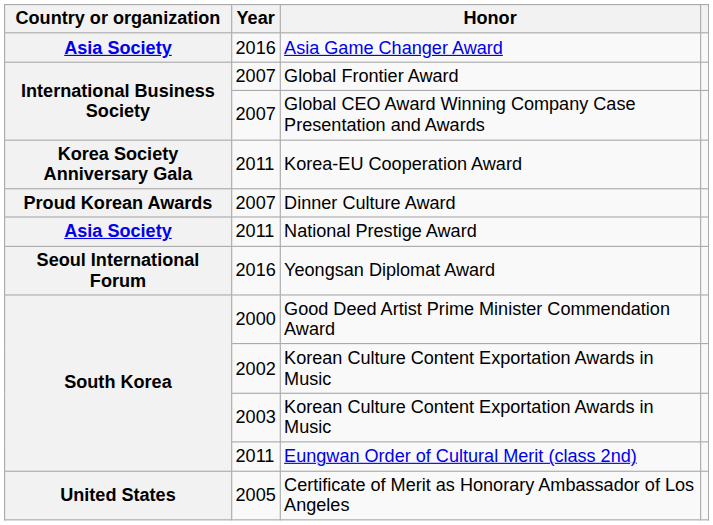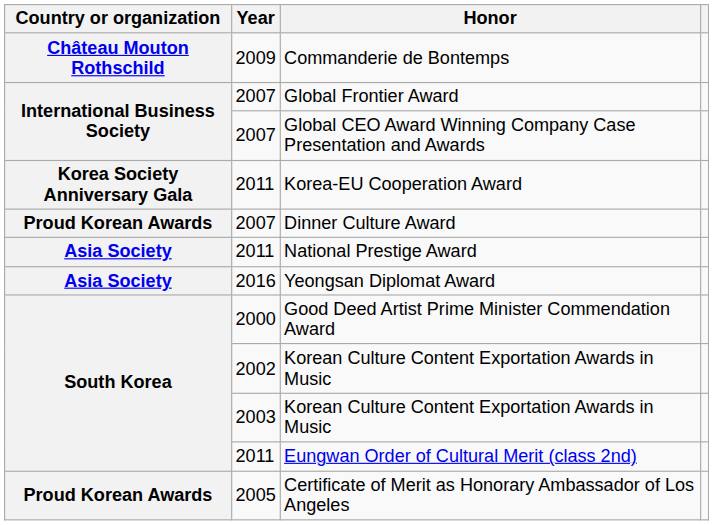- row: (256, 47)
+ row: (256, 57)
(118, 270) Seoul International Forum -> (118, 280) Asia Society
(118, 495) United States -> (118, 495) Proud Korean Awards
